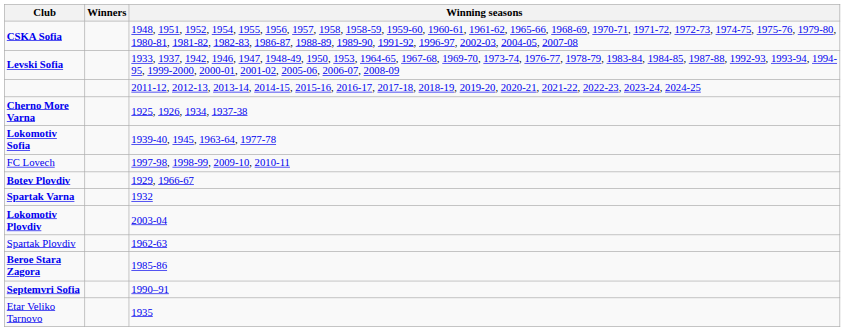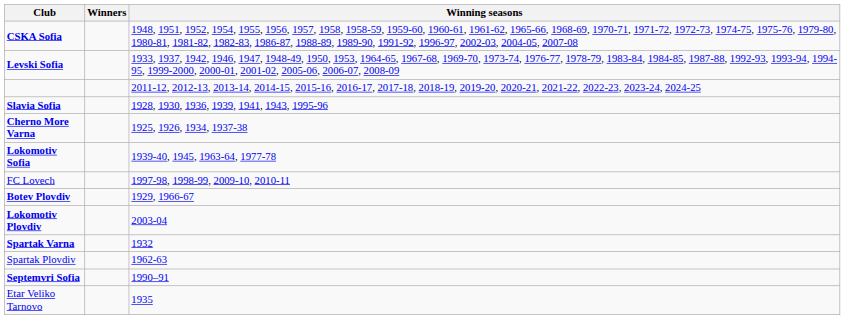+ row: (34, 105)
rows swapped: (41, 197) <-> (32, 220)
- row: (34, 266)
